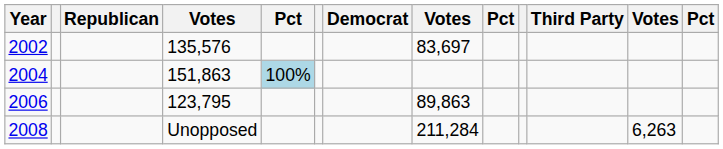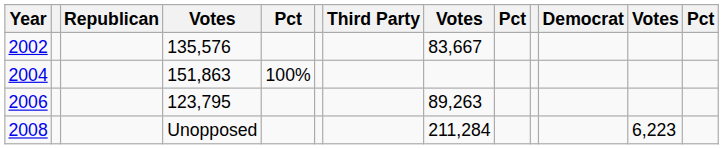columns swapped: (368, 19) <-> (577, 19)
(443, 46) 83,697 -> (455, 46) 83,667
(288, 74) lightblue background -> (288, 74) no background
(443, 102) 89,863 -> (455, 102) 89,263
(654, 130) 6,263 -> (654, 130) 6,223
